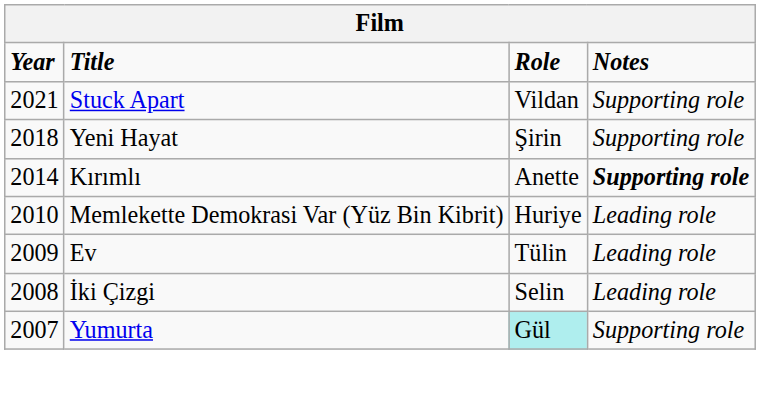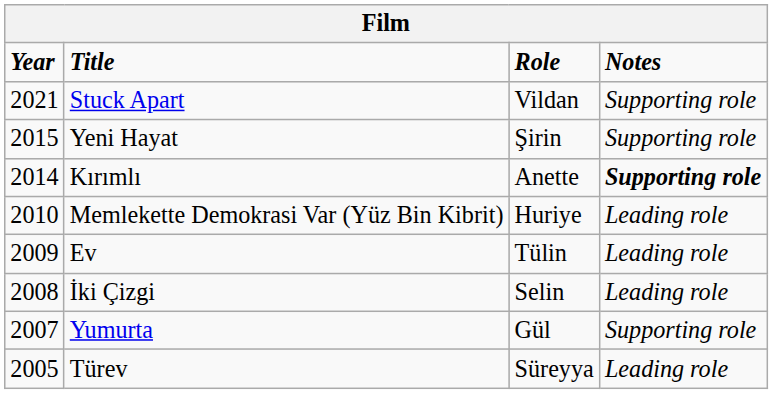(34, 138) 2018 -> (34, 138) 2015
(533, 330) paleturquoise background -> (533, 330) no background
+ row: (99, 368)
